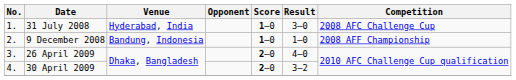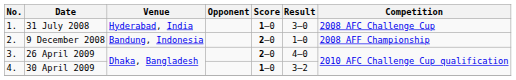(267, 40) 1–0 -> (267, 40) 2–0
(267, 68) 2–0 -> (267, 68) 1–0
